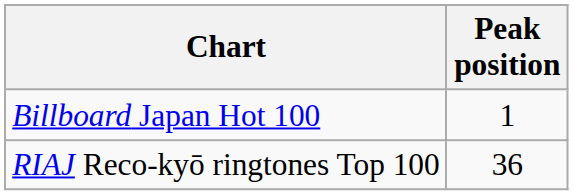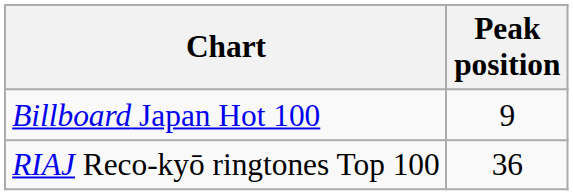(507, 114) 1 -> (507, 114) 9
